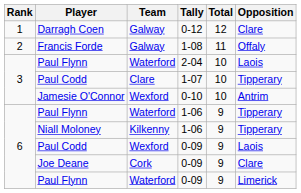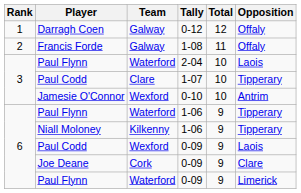(250, 29) Clare -> (251, 29) Offaly
